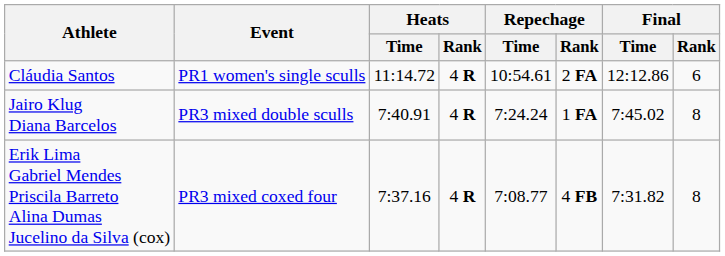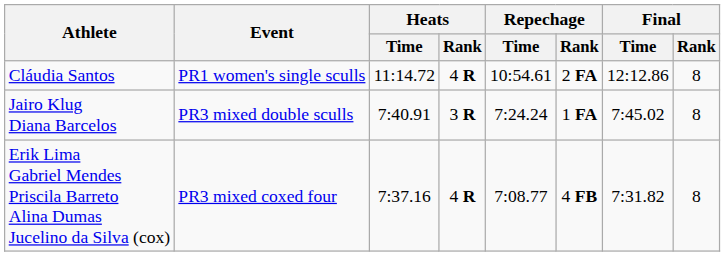(696, 75) 6 -> (696, 75) 8
(462, 115) 4 R -> (462, 115) 3 R
